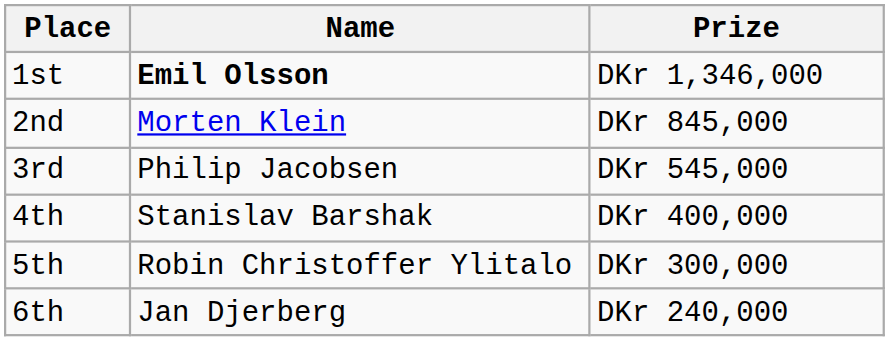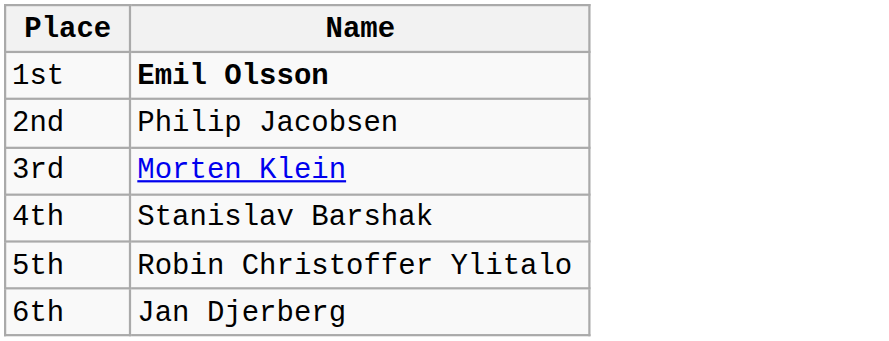- column: (736, 29)
(242, 123) Morten Klein -> (268, 123) Philip Jacobsen
(268, 170) Philip Jacobsen -> (242, 170) Morten Klein
